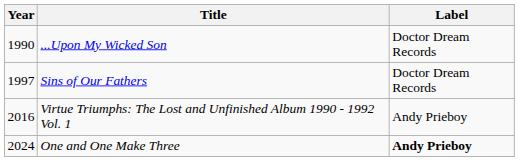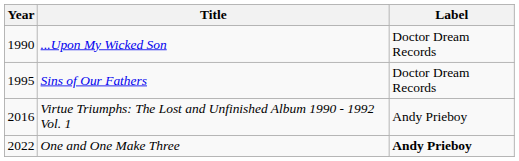(21, 80) 1997 -> (21, 80) 1995
(21, 145) 2024 -> (21, 145) 2022
